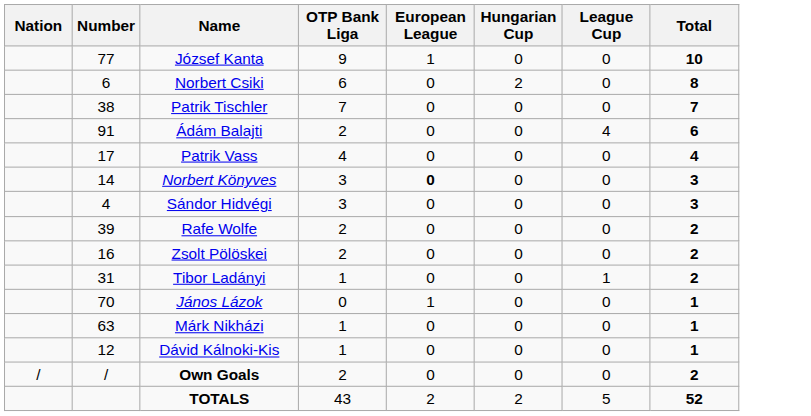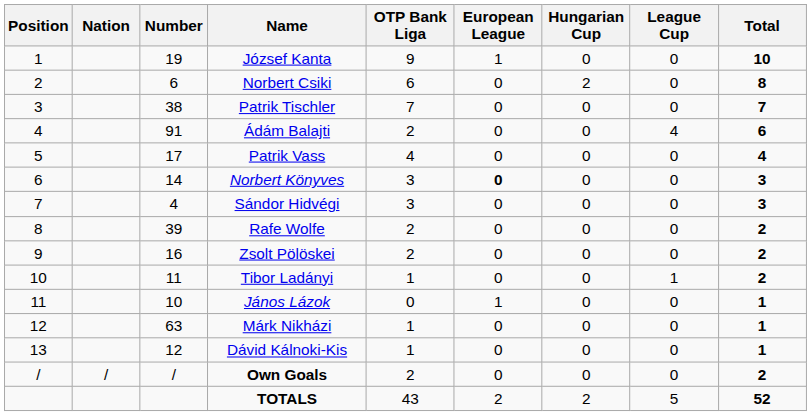+ column: (38, 25)
(106, 58) 77 -> (174, 58) 19
(106, 277) 31 -> (174, 277) 11
(106, 301) 70 -> (174, 301) 10
